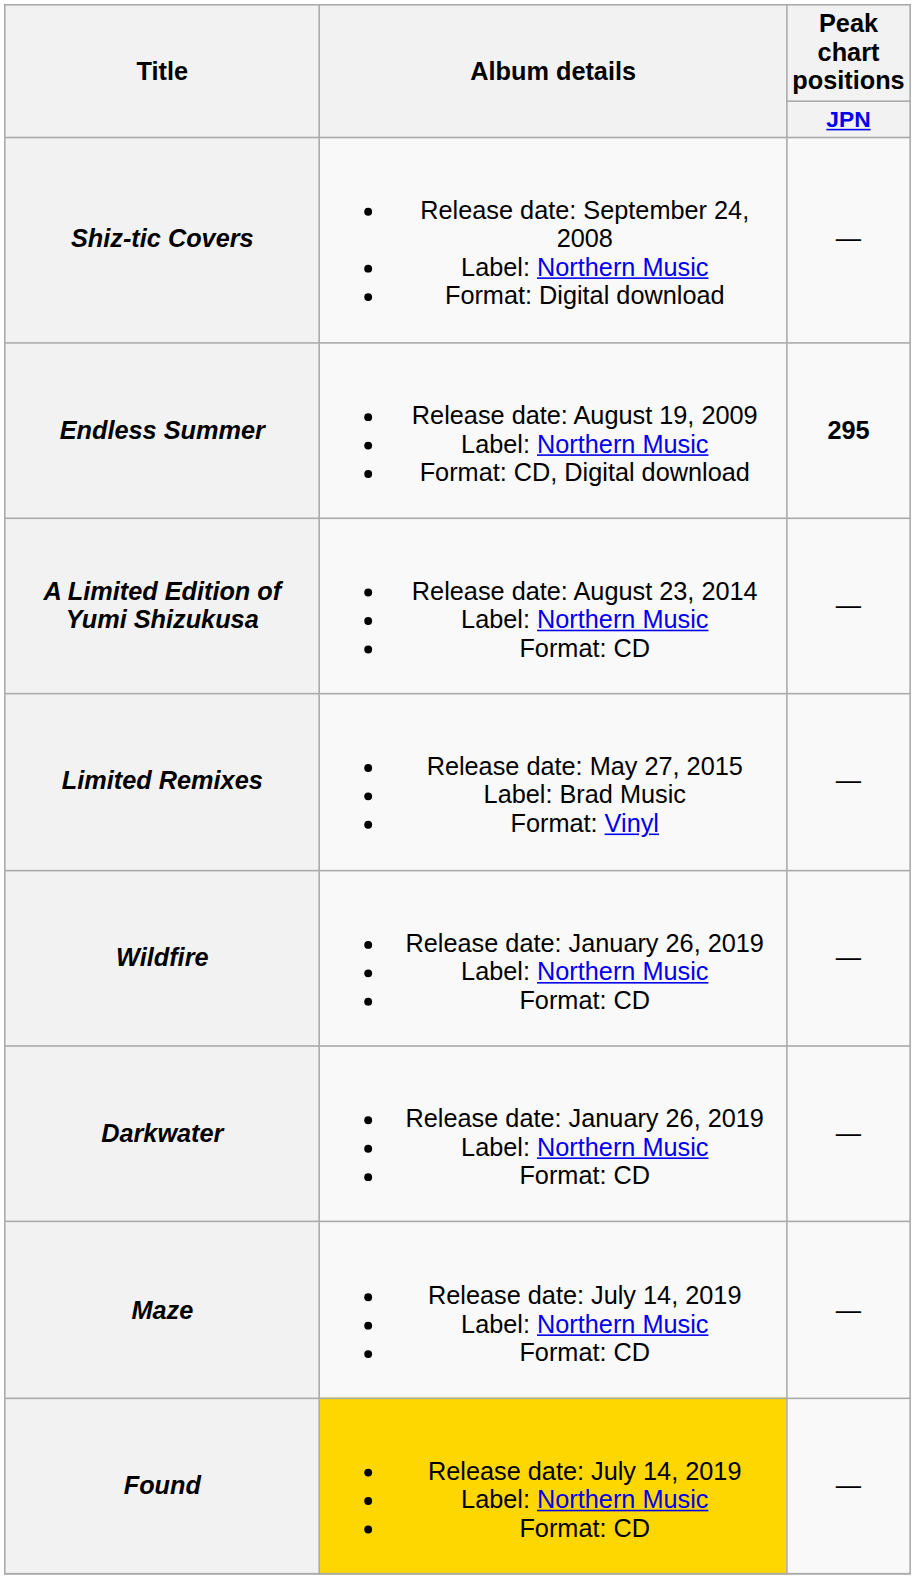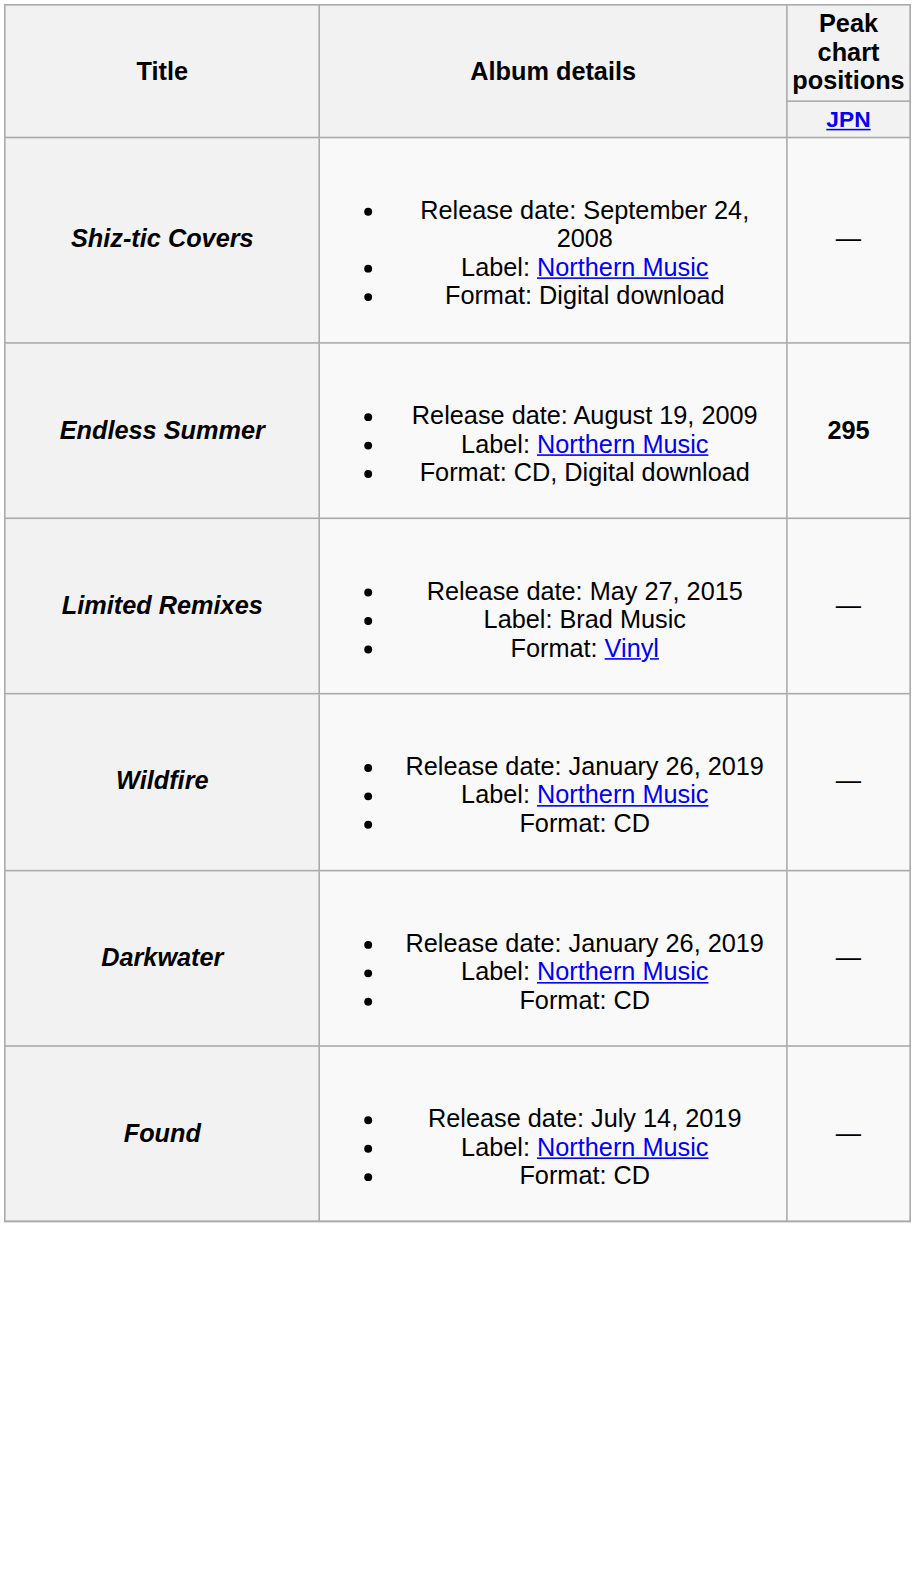- row: (162, 605)
- row: (162, 1309)
(553, 1500) gold background -> (553, 1148) no background
